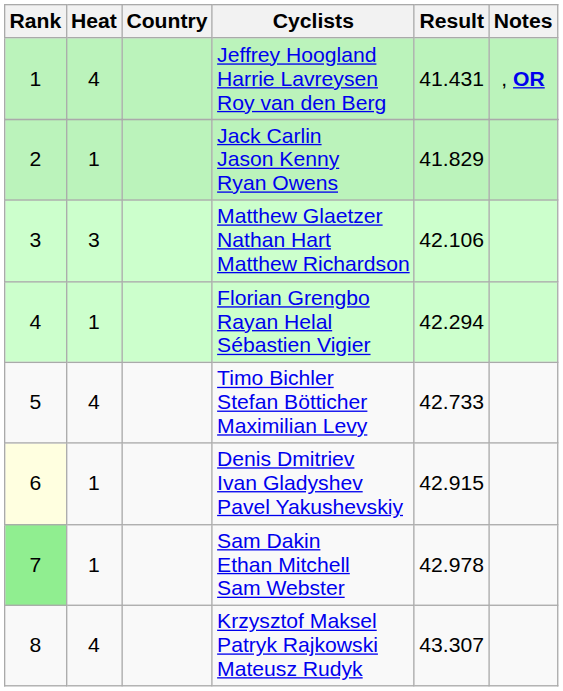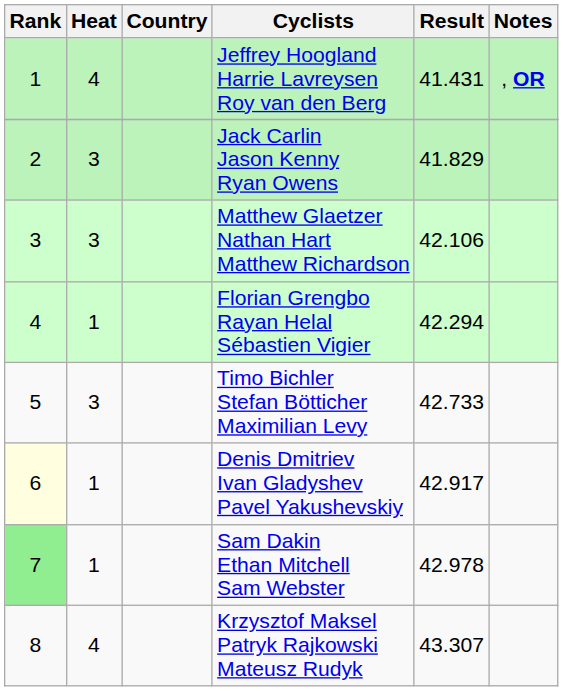(94, 159) 1 -> (94, 159) 3
(94, 402) 4 -> (94, 402) 3
(452, 483) 42.915 -> (452, 483) 42.917
